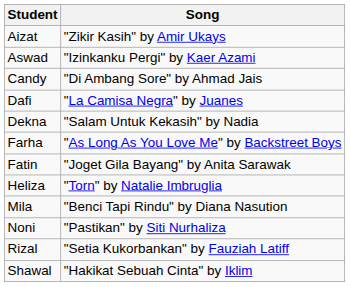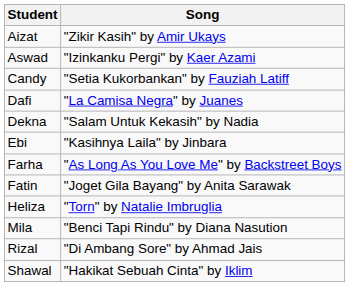(163, 79) "Di Ambang Sore" by Ahmad Jais -> (176, 79) "Setia Kukorbankan" by Fauziah Latiff
+ row: (17, 143)
- row: (21, 228)
(176, 249) "Setia Kukorbankan" by Fauziah Latiff -> (163, 249) "Di Ambang Sore" by Ahmad Jais
